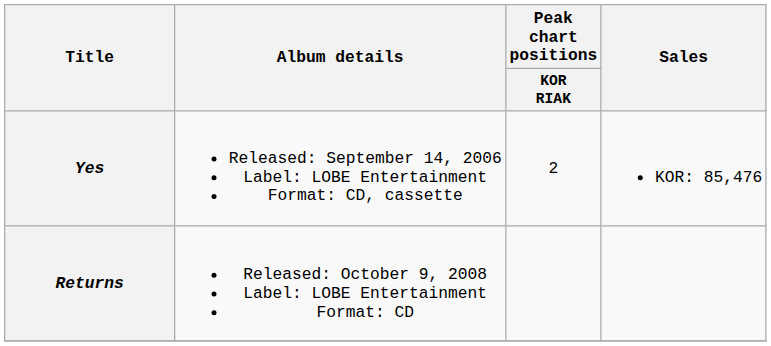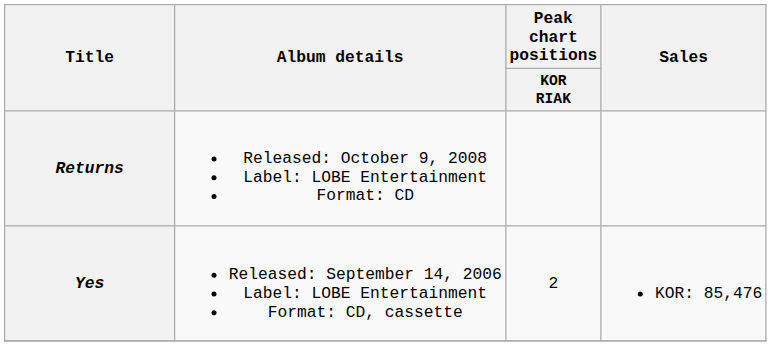rows swapped: (90, 168) <-> (90, 284)
